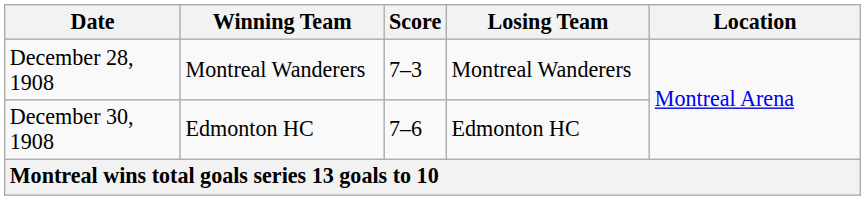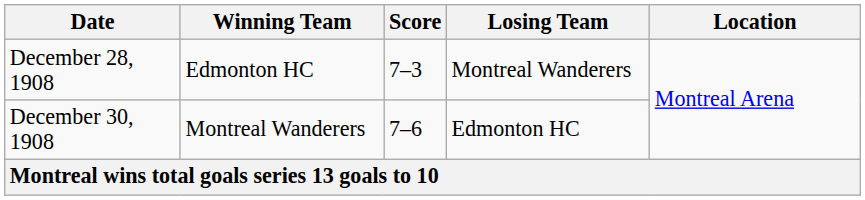(276, 69) Montreal Wanderers -> (250, 69) Edmonton HC
(250, 129) Edmonton HC -> (276, 129) Montreal Wanderers
